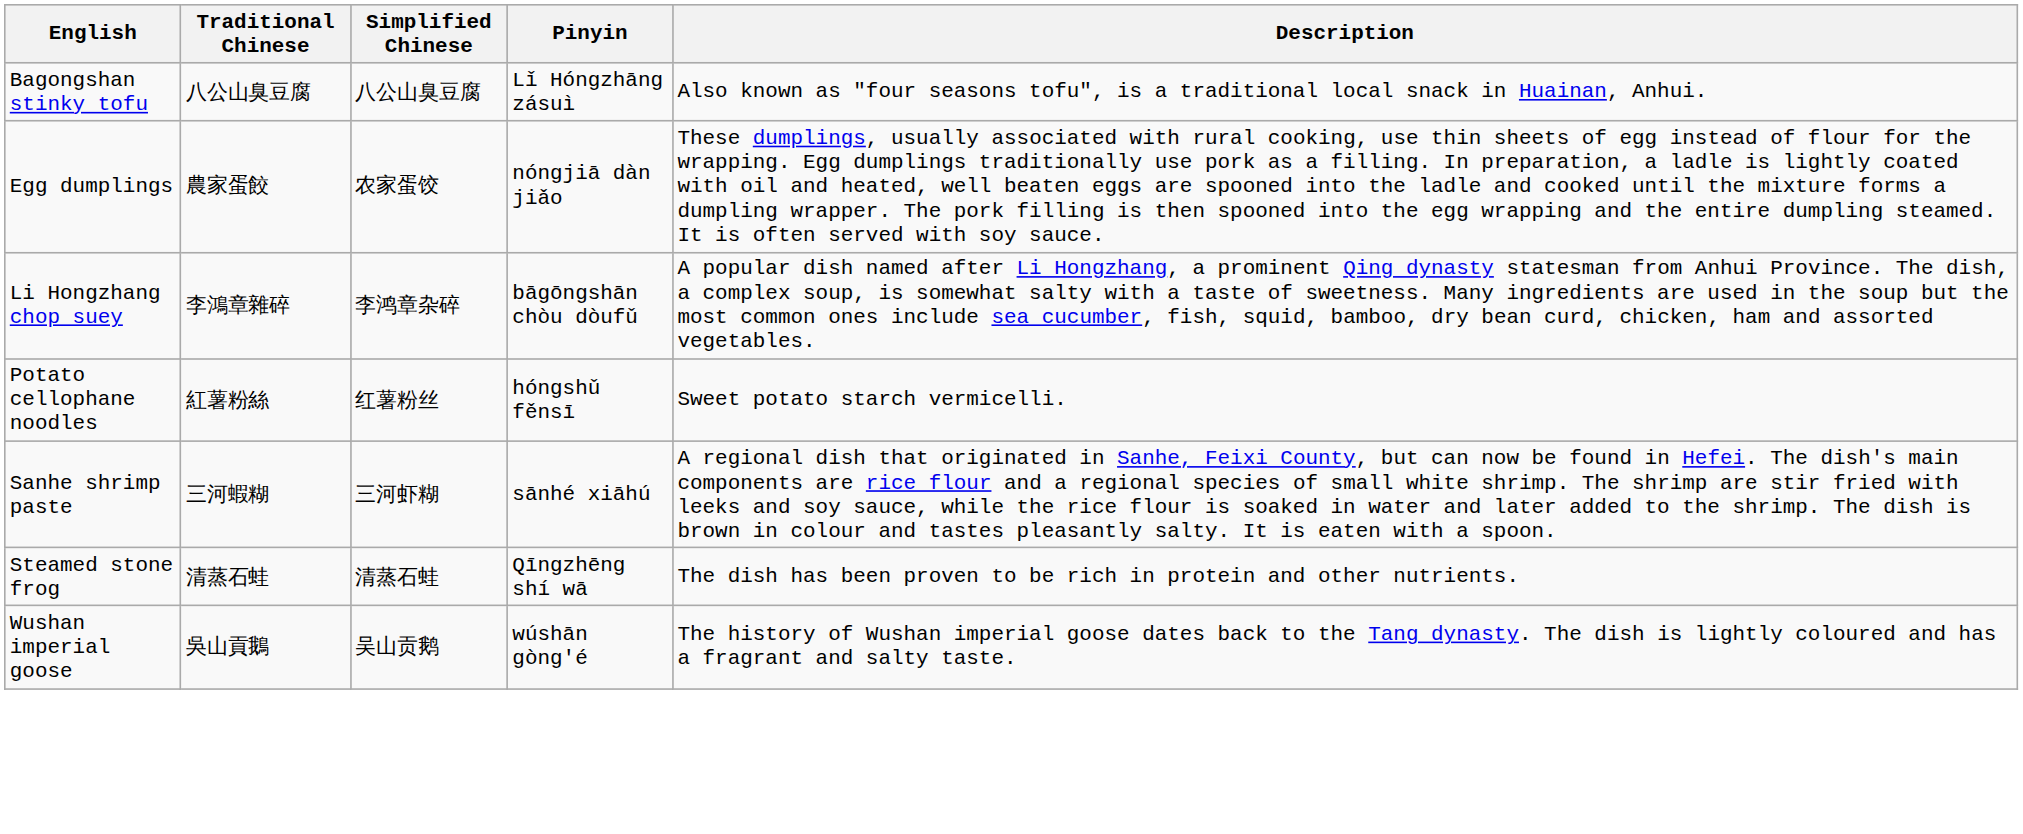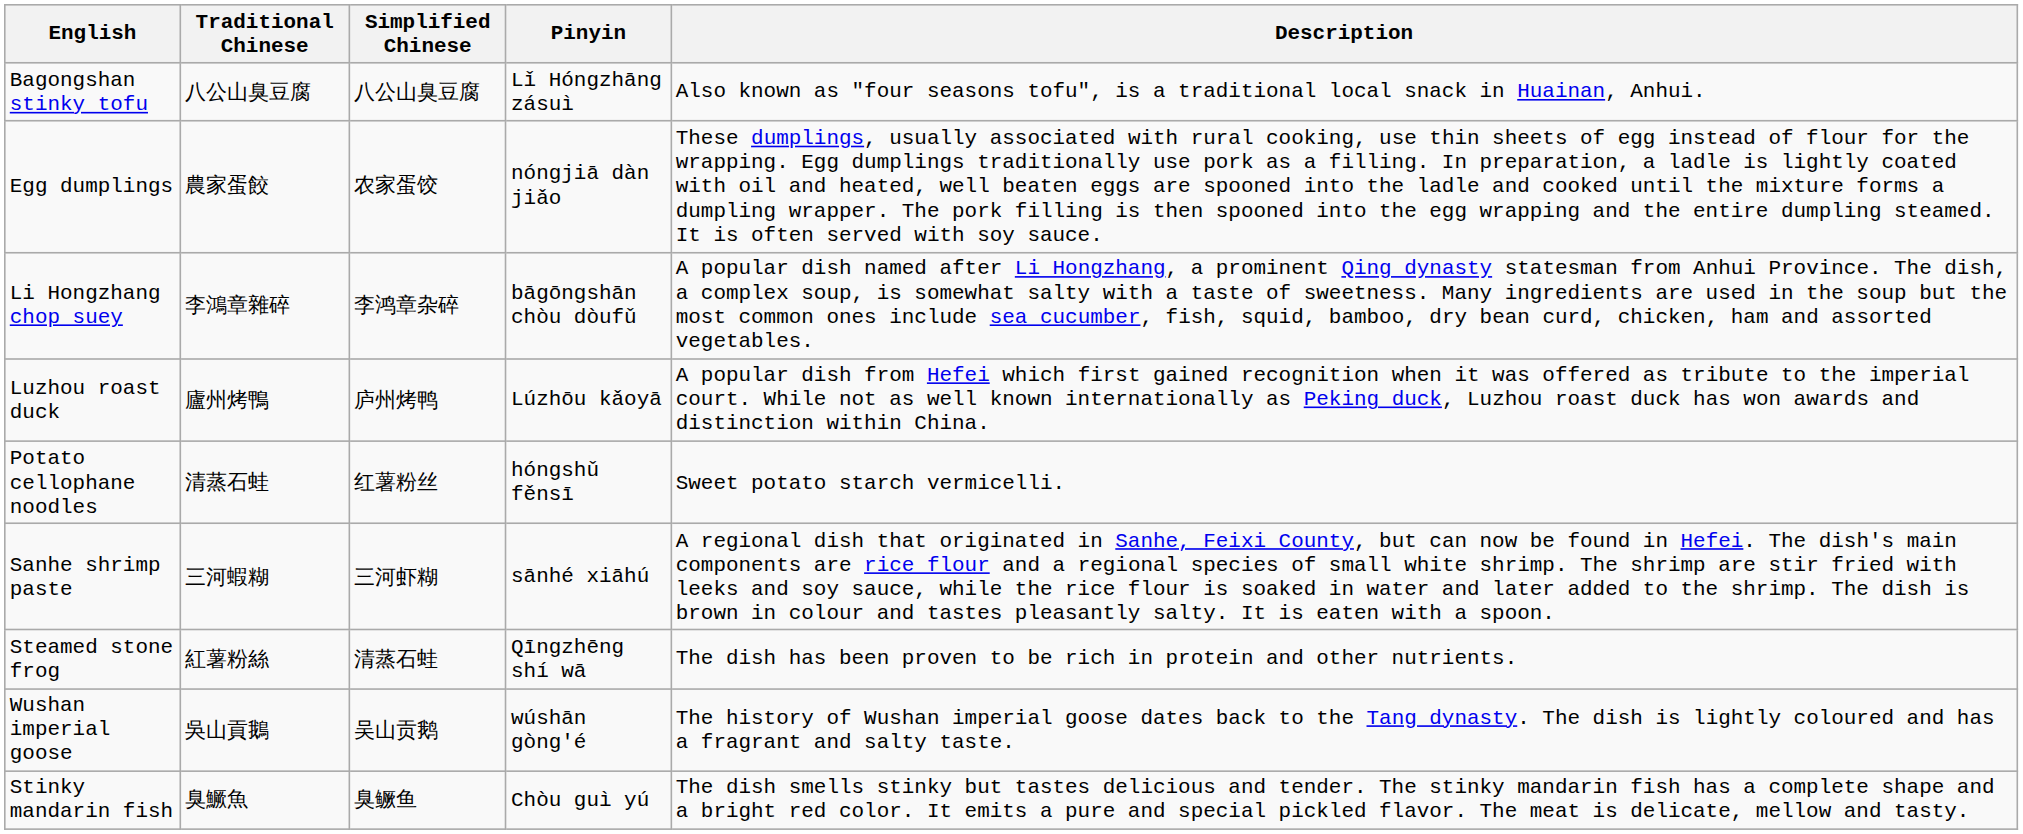+ row: (85, 400)
(228, 401) 紅薯粉絲 -> (227, 483) 清蒸石蛙
(228, 578) 清蒸石蛙 -> (227, 660) 紅薯粉絲
+ row: (91, 800)
